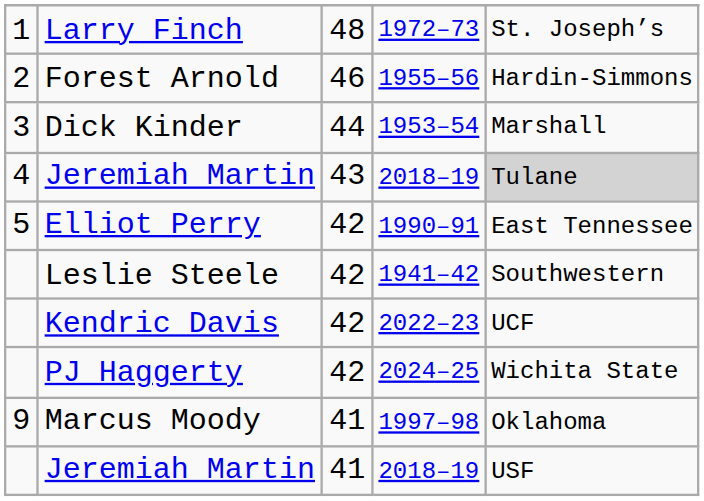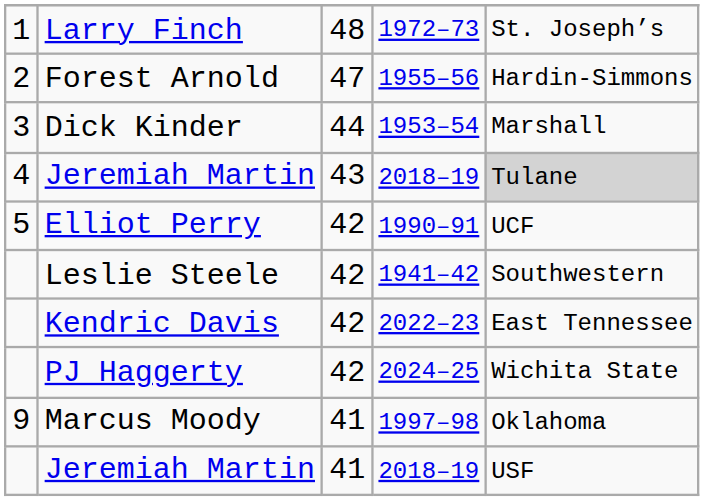(347, 79) 46 -> (347, 79) 47
(592, 225) East Tennessee -> (513, 225) UCF
(513, 323) UCF -> (592, 323) East Tennessee
